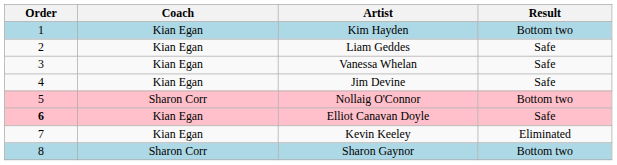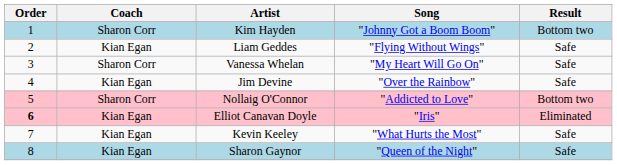+ column: (427, 13)
(178, 30) Kian Egan -> (127, 30) Sharon Corr
(178, 65) Kian Egan -> (127, 65) Sharon Corr
(545, 116) Safe -> (565, 116) Eliminated
(545, 134) Eliminated -> (565, 134) Safe
(178, 151) Sharon Corr -> (127, 151) Kian Egan
(545, 151) Bottom two -> (565, 151) Safe
